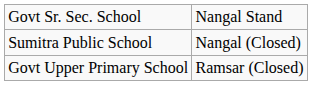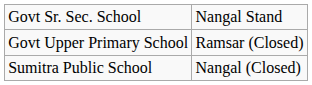rows swapped: (98, 67) <-> (80, 42)
